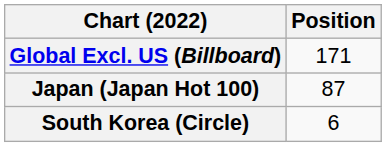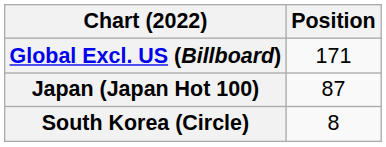(333, 123) 6 -> (333, 123) 8
